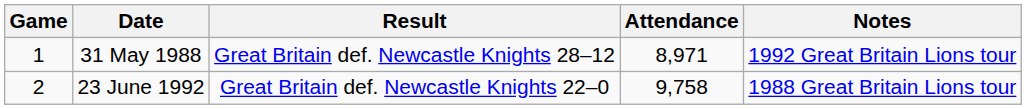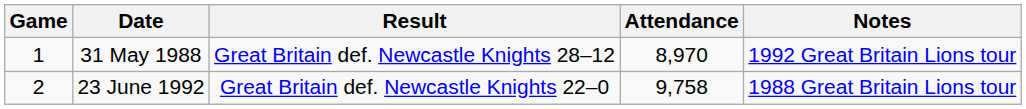(682, 54) 8,971 -> (682, 54) 8,970
